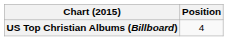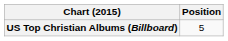(202, 28) 4 -> (202, 28) 5
